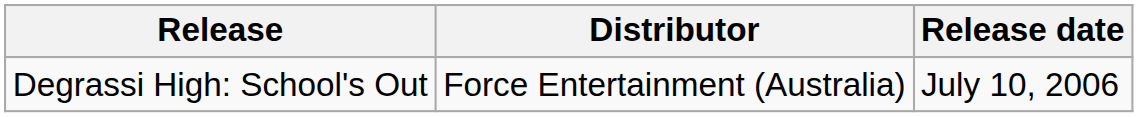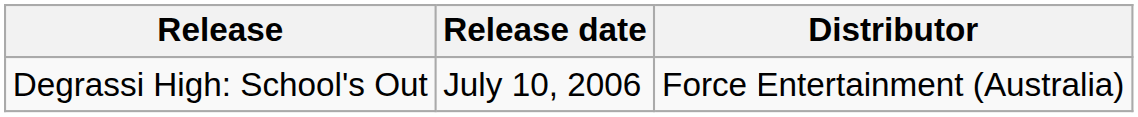columns swapped: (674, 30) <-> (1023, 30)
